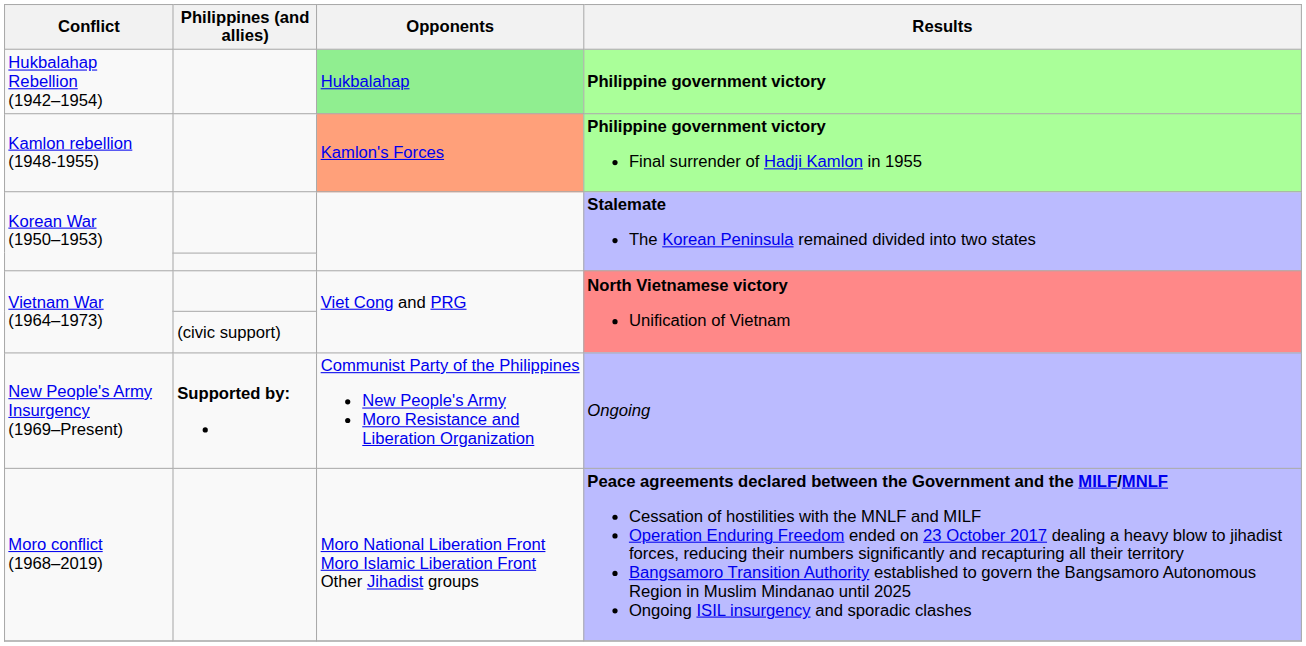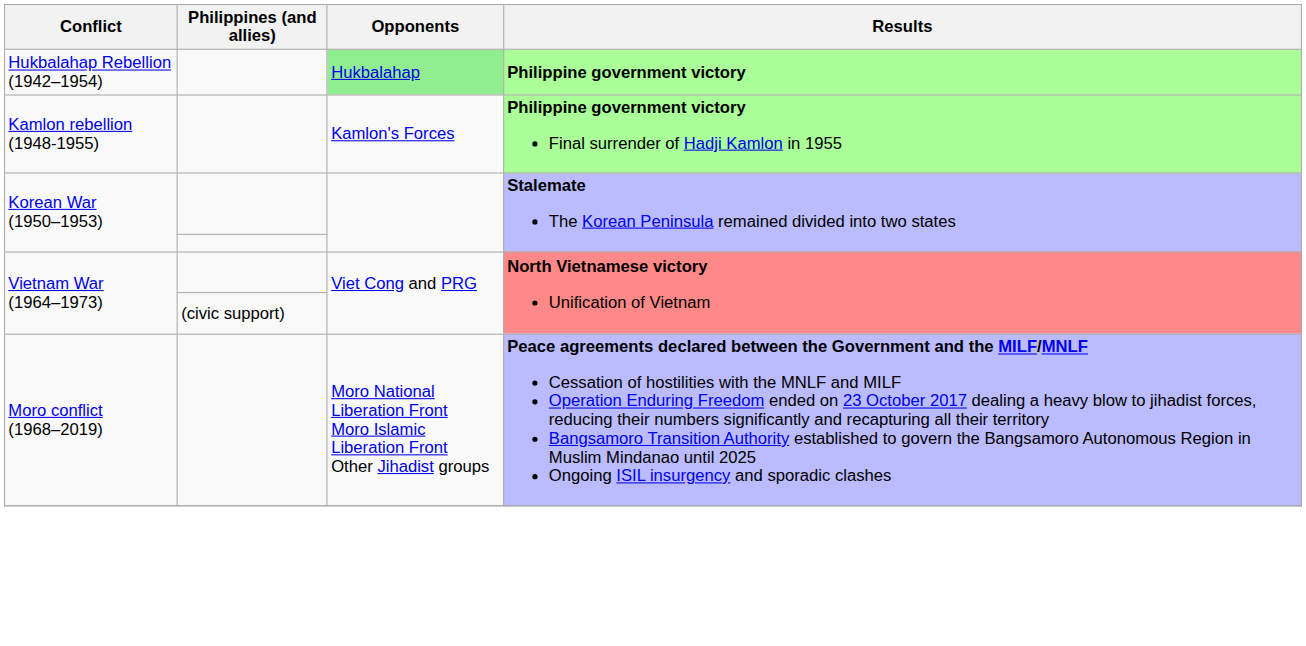(382, 152) lightsalmon background -> (393, 133) no background
- row: (80, 410)
